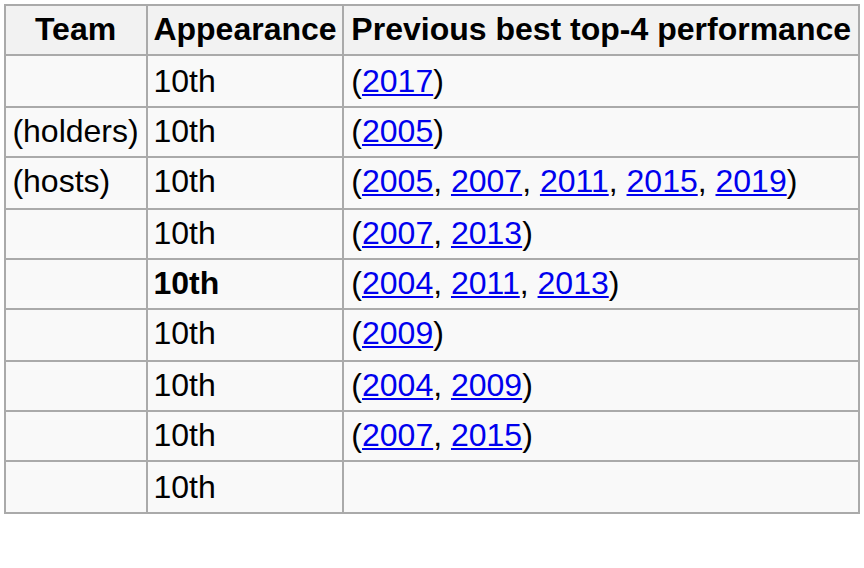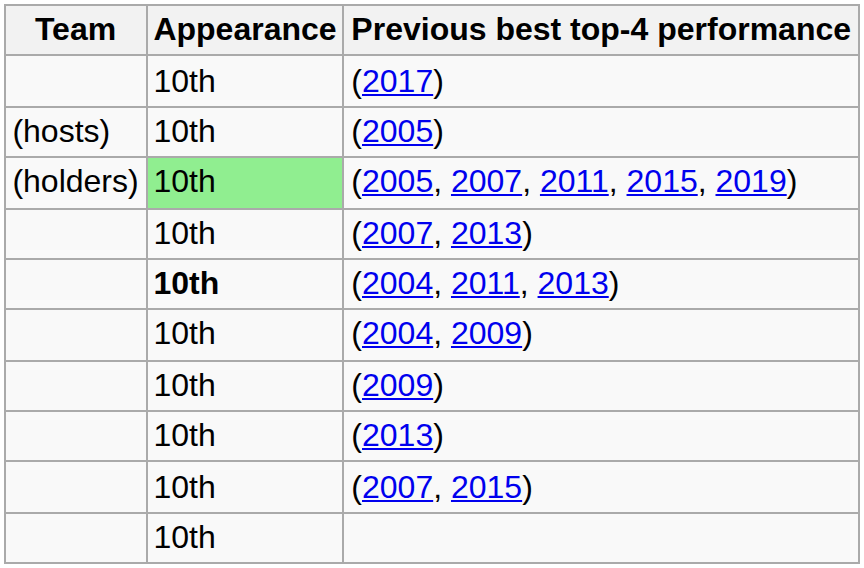(76, 131) (holders) -> (61, 131) (hosts)
(61, 182) (hosts) -> (76, 182) (holders)
(185, 182) no background -> (185, 182) lightgreen background
rows swapped: (398, 334) <-> (442, 385)
+ row: (398, 435)
